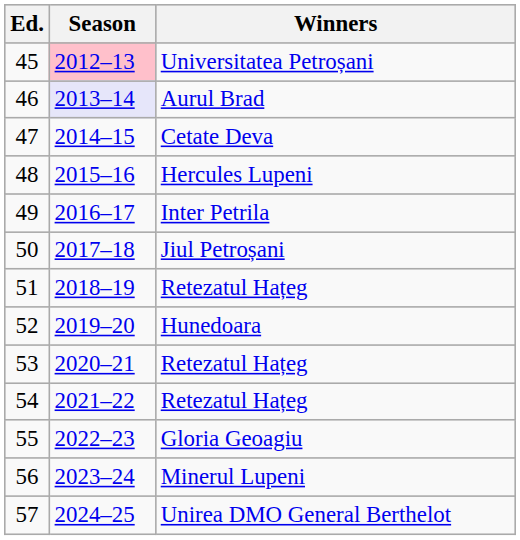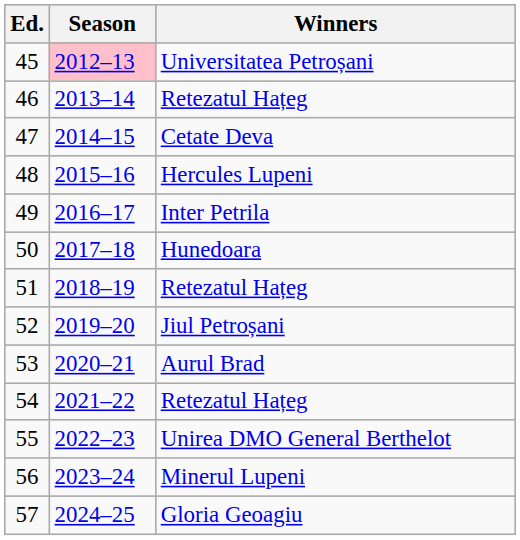(95, 99) lavender background -> (95, 99) no background
(213, 99) Aurul Brad -> (234, 99) Retezatul Hațeg
(223, 250) Jiul Petroșani -> (211, 250) Hunedoara
(211, 325) Hunedoara -> (223, 325) Jiul Petroșani
(234, 363) Retezatul Hațeg -> (213, 363) Aurul Brad
(232, 439) Gloria Geoagiu -> (306, 439) Unirea DMO General Berthelot
(306, 514) Unirea DMO General Berthelot -> (232, 514) Gloria Geoagiu
